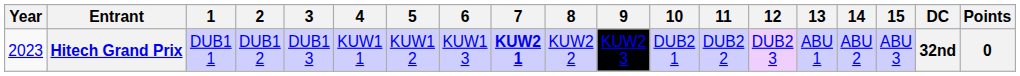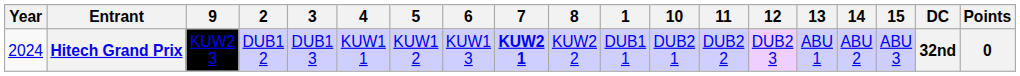columns swapped: (211, 16) <-> (624, 16)
(26, 50) 2023 -> (26, 50) 2024
